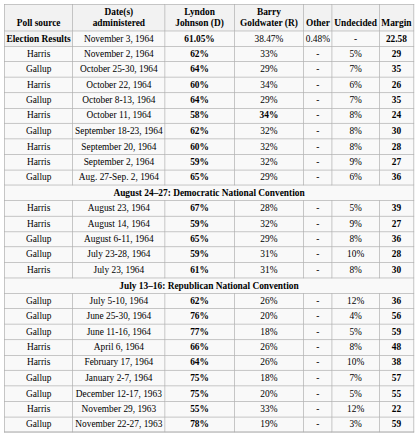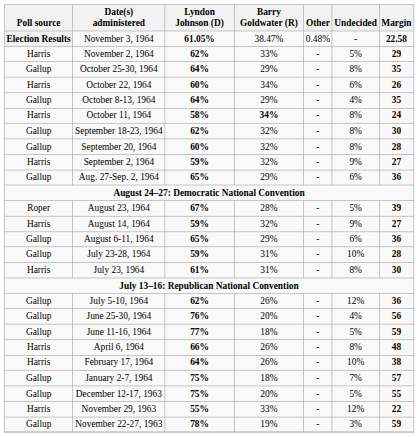(356, 69) 7% -> (356, 69) 8%
(356, 100) 7% -> (356, 100) 4%
(39, 147) Harris -> (39, 147) Gallup
(39, 208) Harris -> (39, 208) Roper
(356, 239) 8% -> (356, 239) 6%
